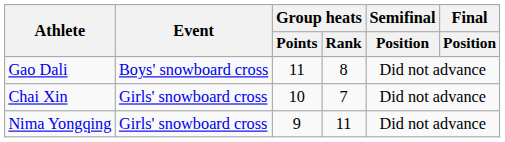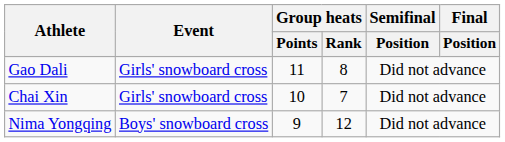(194, 70) Boys' snowboard cross -> (193, 70) Girls' snowboard cross
(193, 124) Girls' snowboard cross -> (194, 124) Boys' snowboard cross
(344, 124) 11 -> (344, 124) 12
